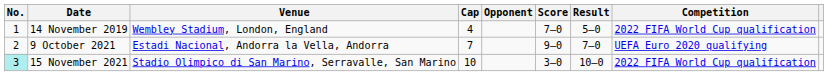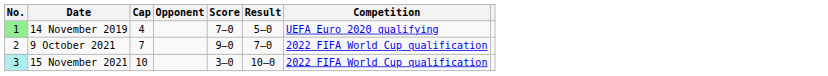- column: (294, 13)
(16, 29) no background -> (16, 29) lightgreen background
(715, 29) 2022 FIFA World Cup qualification -> (362, 29) UEFA Euro 2020 qualifying
(691, 46) UEFA Euro 2020 qualifying -> (387, 46) 2022 FIFA World Cup qualification
